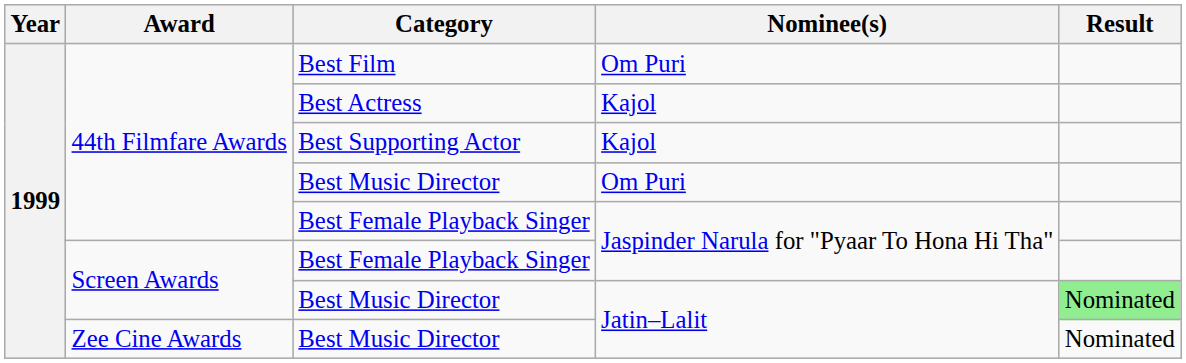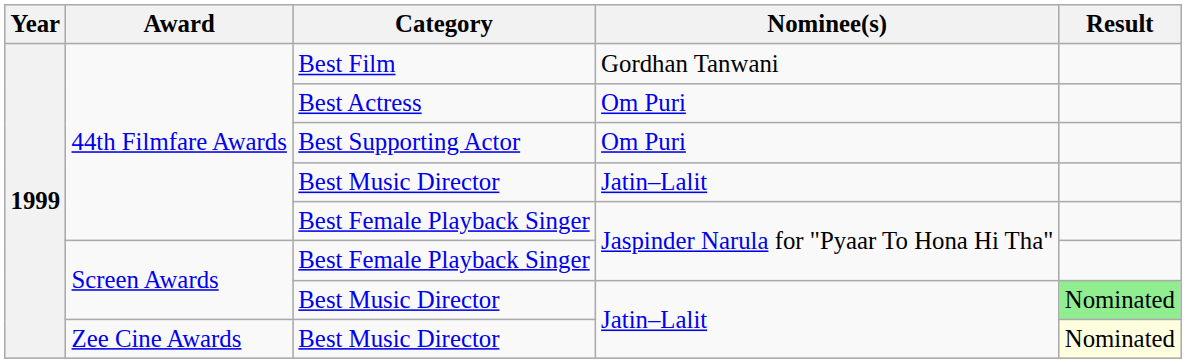(643, 63) Om Puri -> (690, 63) Gordhan Tanwani
(629, 102) Kajol -> (643, 102) Om Puri
(629, 142) Kajol -> (643, 142) Om Puri
(643, 181) Om Puri -> (654, 181) Jatin–Lalit
(1120, 338) no background -> (1120, 338) lightyellow background
